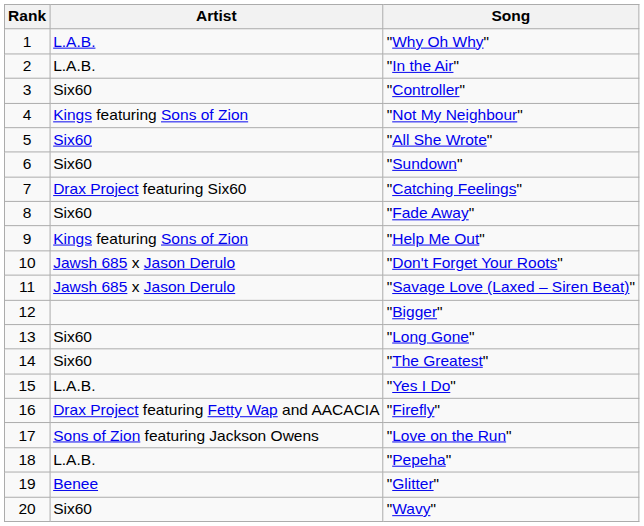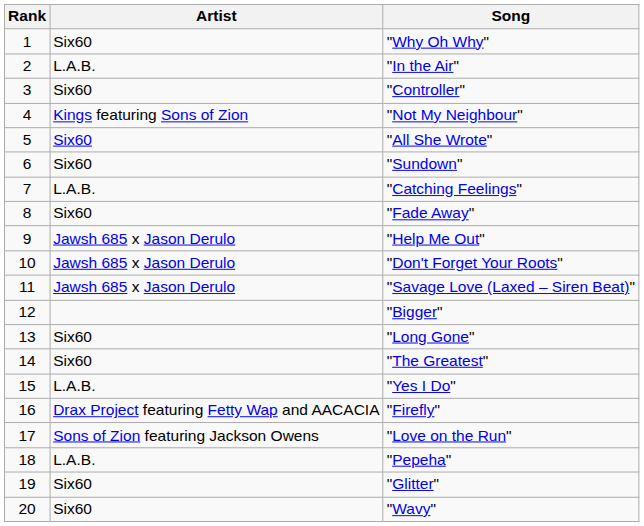(74, 41) L.A.B. -> (73, 41) Six60
(150, 189) Drax Project featuring Six60 -> (74, 189) L.A.B.
(151, 238) Kings featuring Sons of Zion -> (144, 238) Jawsh 685 x Jason Derulo
(76, 484) Benee -> (73, 484) Six60
